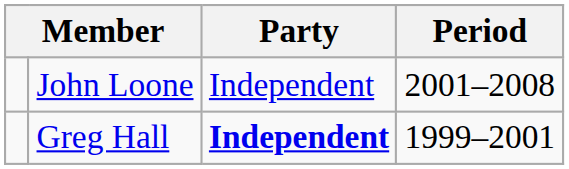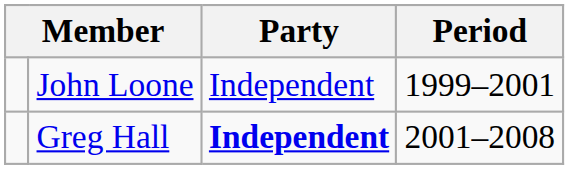(480, 84) 2001–2008 -> (480, 84) 1999–2001
(480, 137) 1999–2001 -> (480, 137) 2001–2008
